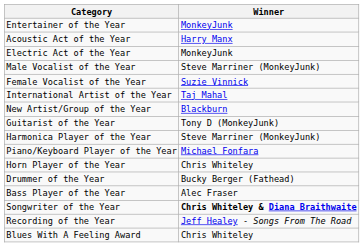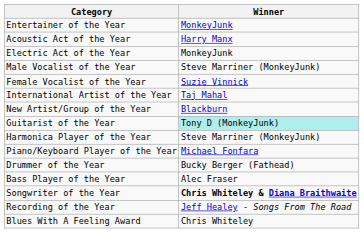(230, 123) no background -> (230, 123) paleturquoise background
- row: (66, 165)
